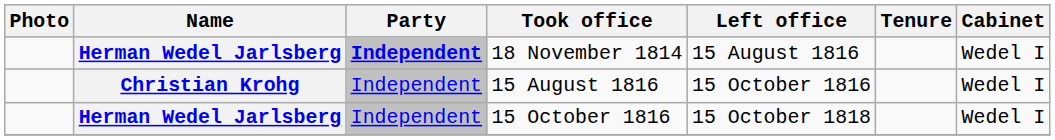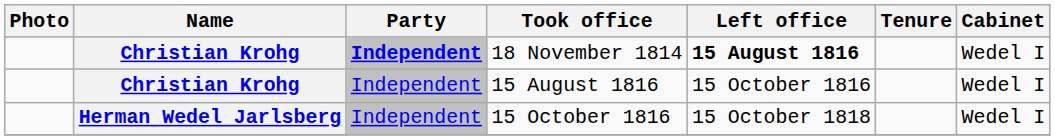(210, 53) Herman Wedel Jarlsberg -> (210, 53) Christian Krohg
(776, 53) normal -> (776, 53) bold
